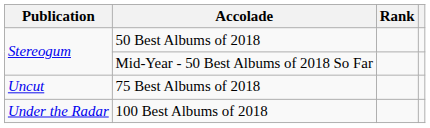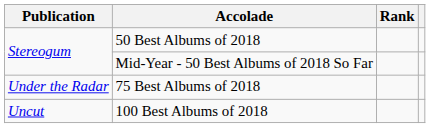(26, 87) Uncut -> (58, 87) Under the Radar
(58, 110) Under the Radar -> (26, 110) Uncut
